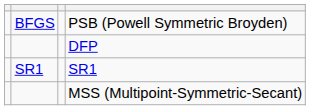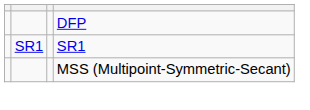- row: (178, 22)
